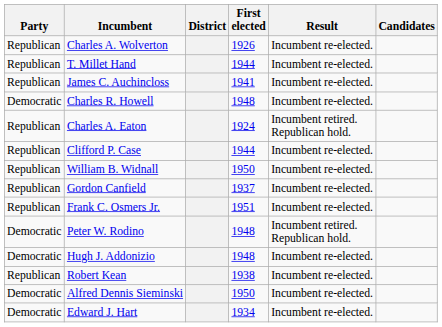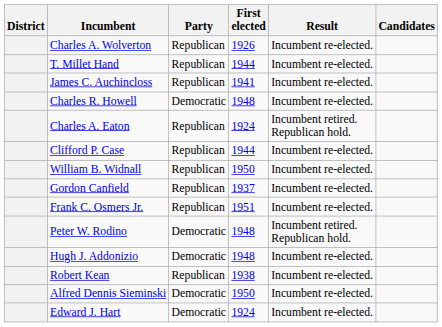columns swapped: (207, 26) <-> (34, 26)
(243, 312) 1934 -> (243, 312) 1924
